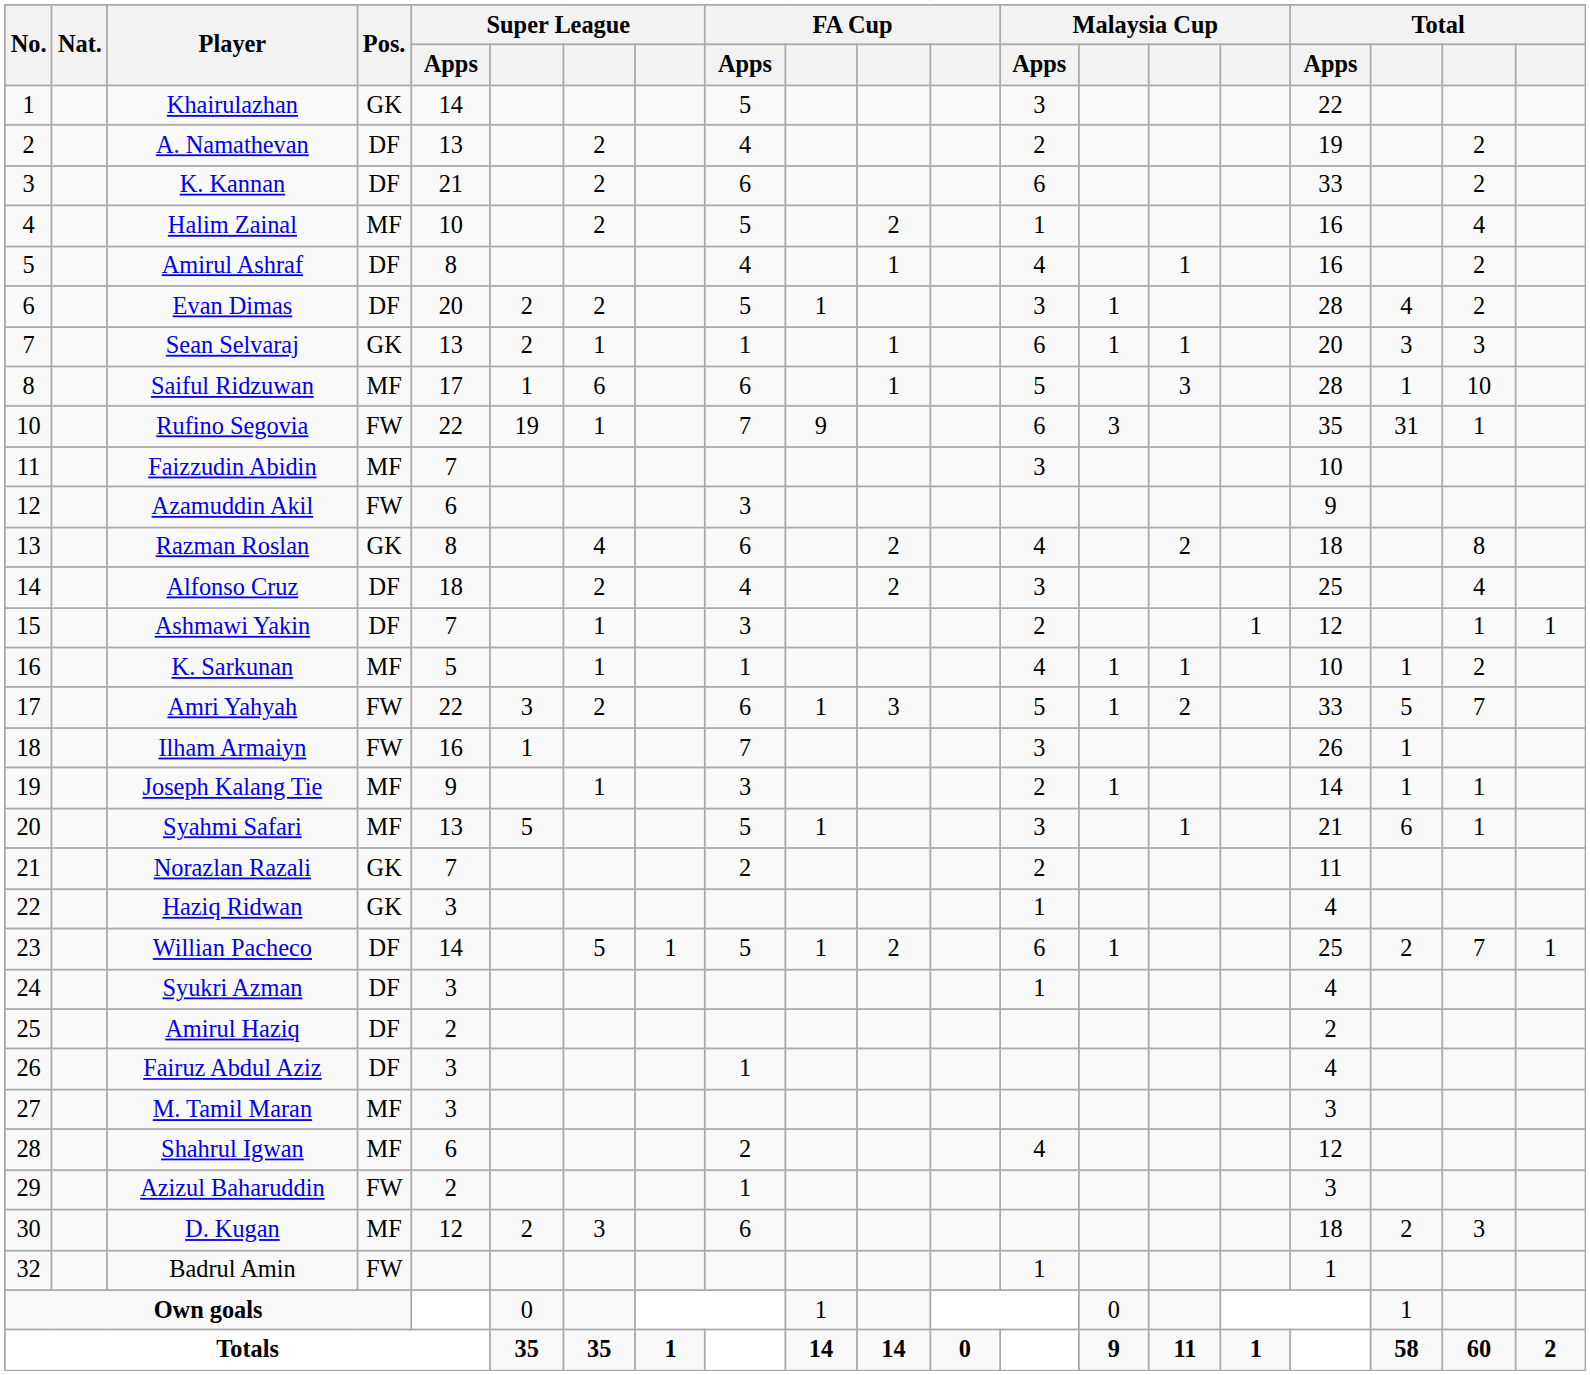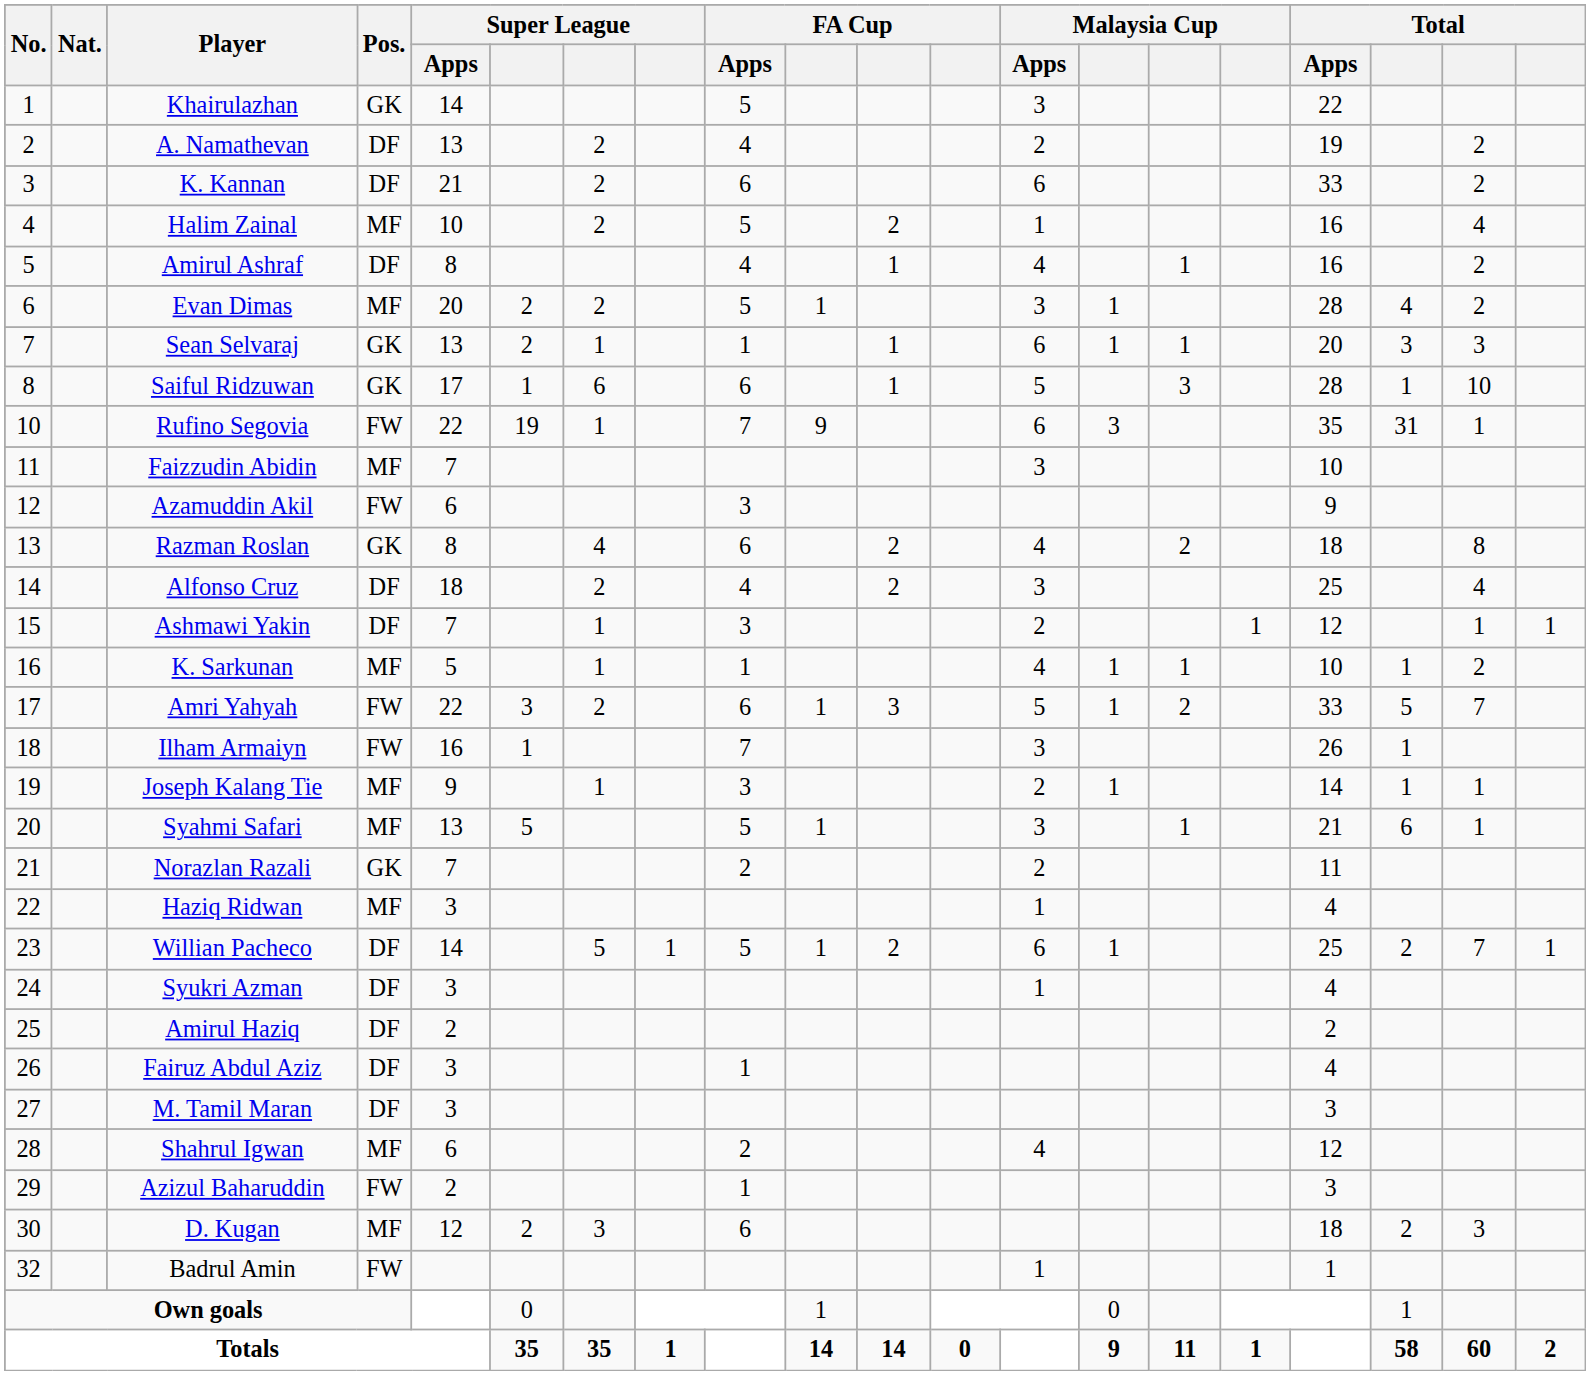(384, 305) DF -> (384, 305) MF
(384, 385) MF -> (384, 385) GK
(384, 907) GK -> (384, 907) MF
(384, 1108) MF -> (384, 1108) DF
